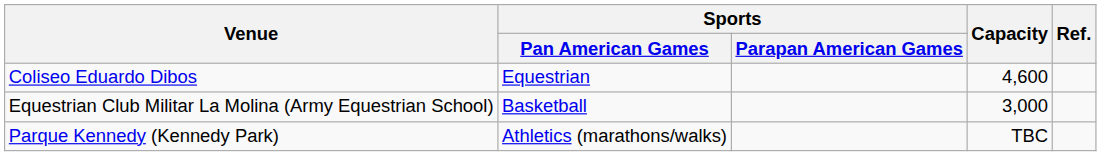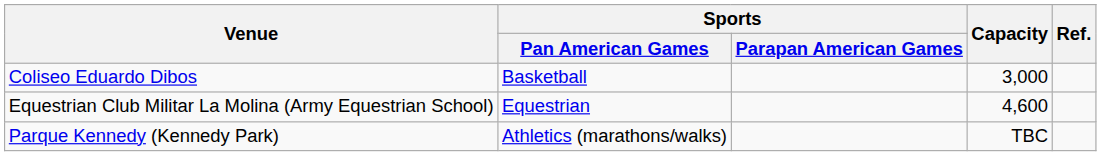(546, 77) Equestrian -> (544, 77) Basketball
(1025, 77) 4,600 -> (1025, 77) 3,000
(544, 106) Basketball -> (546, 106) Equestrian
(1025, 106) 3,000 -> (1025, 106) 4,600
